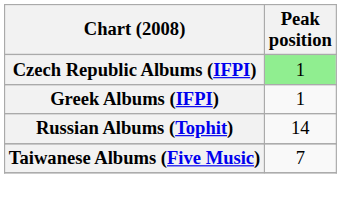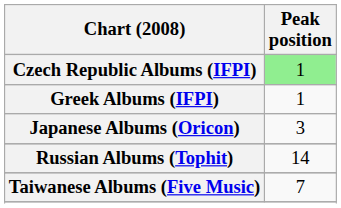+ row: (135, 128)
